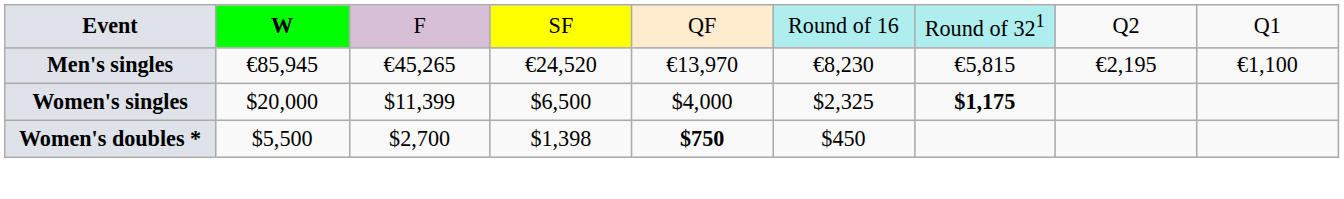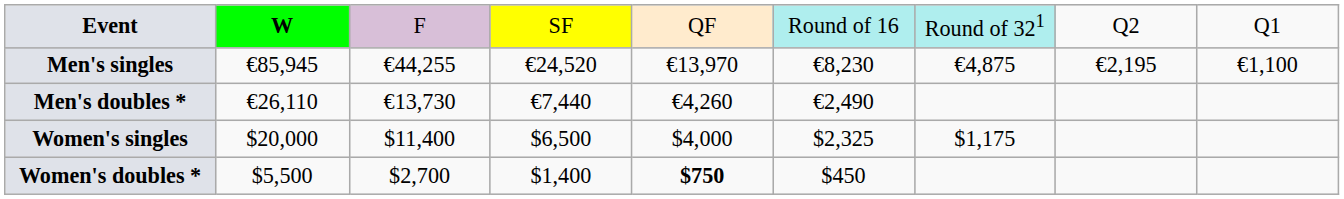(420, 65) €45,265 -> (420, 65) €44,255
(985, 65) €5,815 -> (985, 65) €4,875
+ row: (110, 102)
(420, 102) $11,399 -> (420, 138) $11,400
(985, 102) bold -> (985, 138) normal
(561, 138) $1,398 -> (561, 175) $1,400
